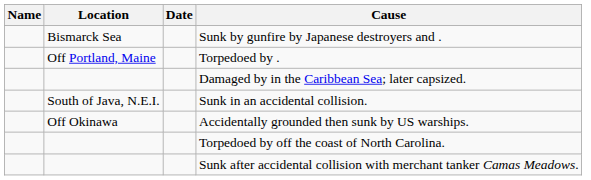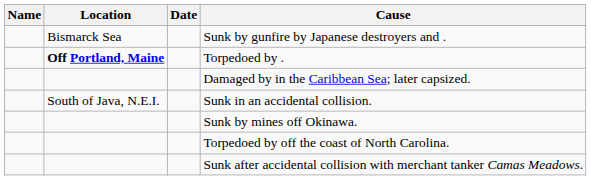(101, 57) normal -> (106, 57) bold
- row: (334, 121)
+ row: (280, 121)
